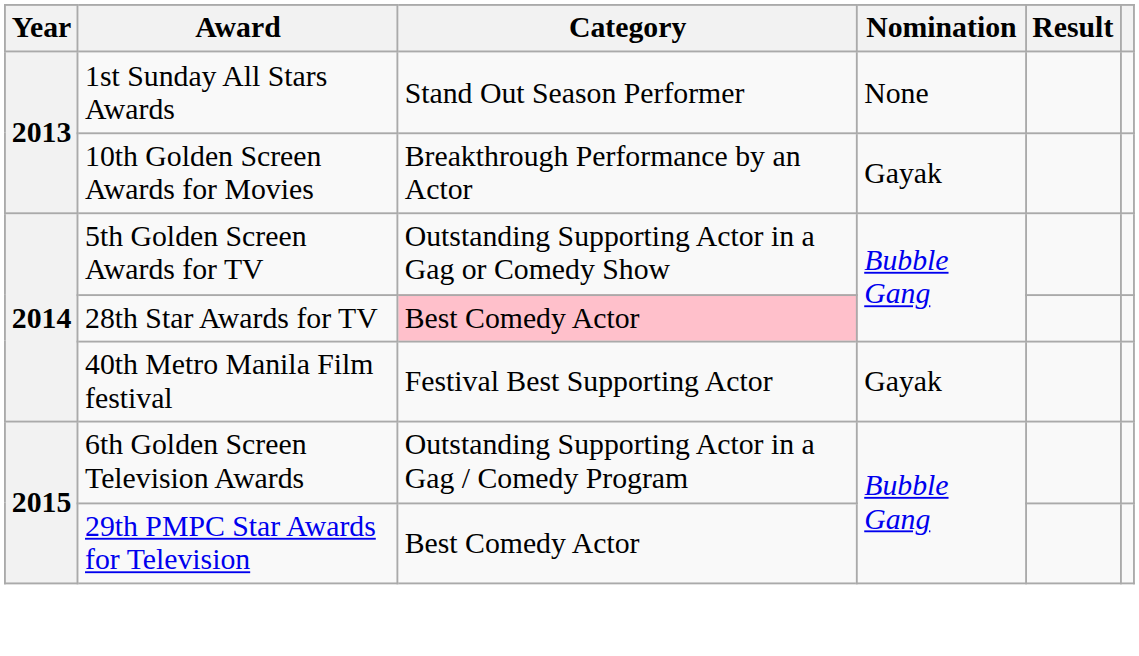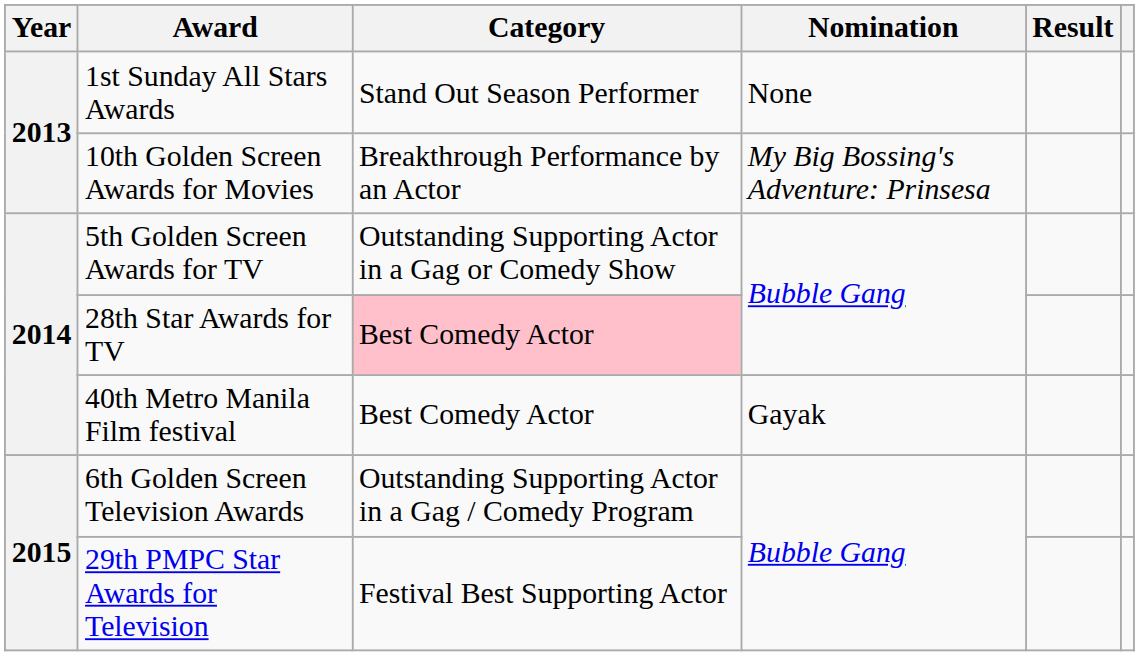(903, 172) Gayak -> (869, 172) My Big Bossing's Adventure: Prinsesa
(589, 381) Festival Best Supporting Actor -> (476, 414) Best Comedy Actor
(522, 542) Best Comedy Actor -> (543, 592) Festival Best Supporting Actor
